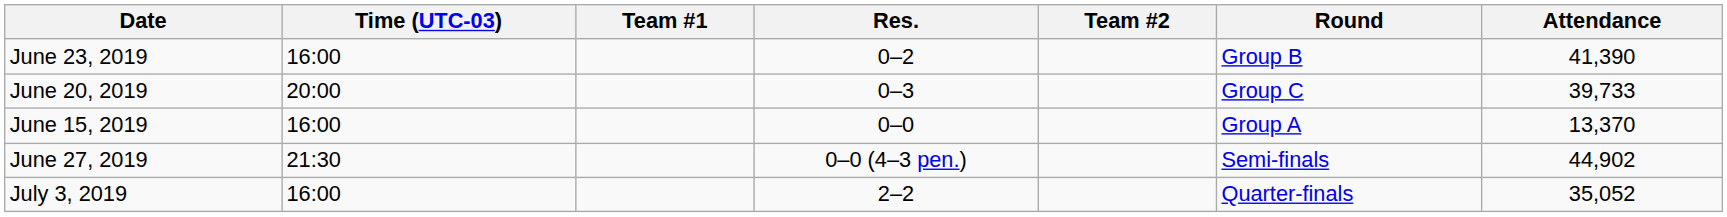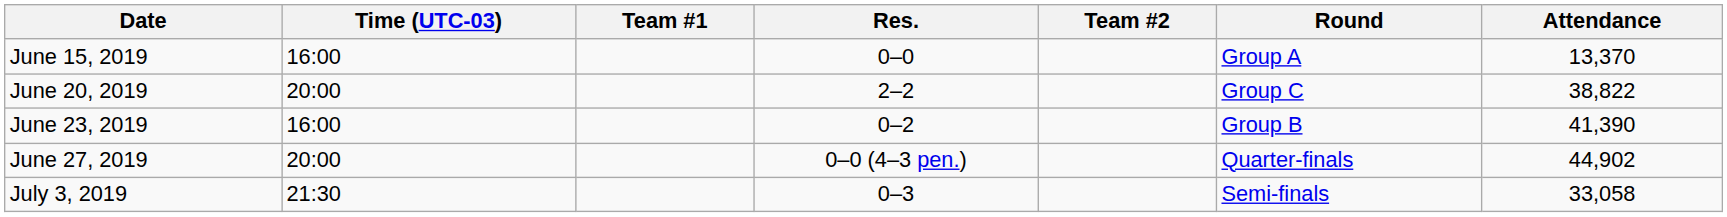rows swapped: (79, 125) <-> (79, 56)
(896, 90) 0–3 -> (896, 90) 2–2
(1602, 90) 39,733 -> (1602, 90) 38,822
(314, 159) 21:30 -> (314, 159) 20:00
(1275, 159) Semi-finals -> (1287, 159) Quarter-finals
(314, 194) 16:00 -> (314, 194) 21:30
(896, 194) 2–2 -> (896, 194) 0–3
(1287, 194) Quarter-finals -> (1275, 194) Semi-finals
(1602, 194) 35,052 -> (1602, 194) 33,058
